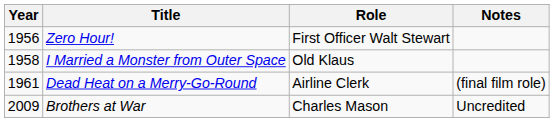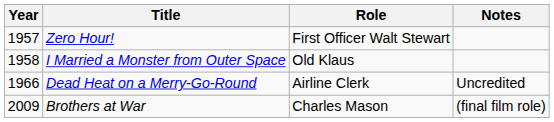(24, 38) 1956 -> (24, 38) 1957
(24, 83) 1961 -> (24, 83) 1966
(501, 83) (final film role) -> (491, 83) Uncredited
(491, 106) Uncredited -> (501, 106) (final film role)
